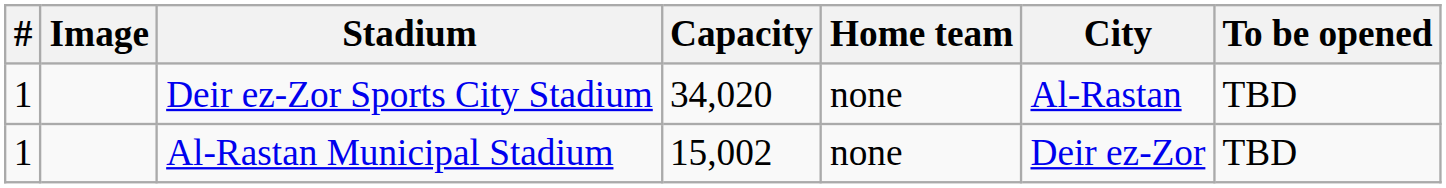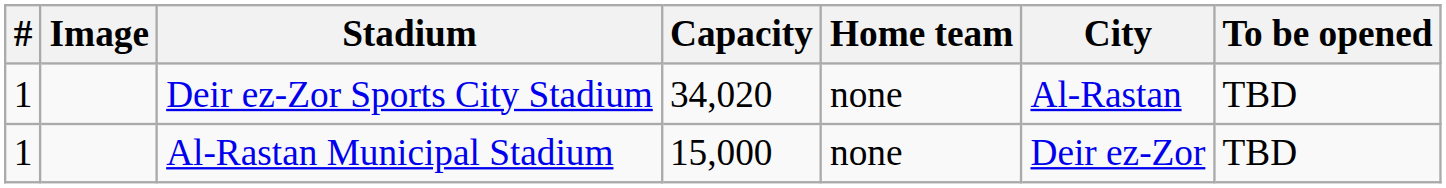(721, 152) 15,002 -> (721, 152) 15,000
